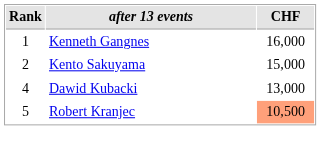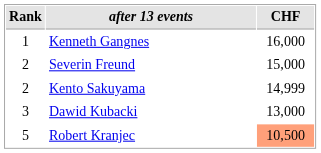+ row: (92, 65)
(286, 65) 15,000 -> (286, 88) 14,999
(25, 88) 4 -> (25, 112) 3
